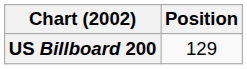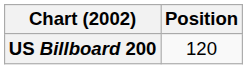(202, 48) 129 -> (202, 48) 120
